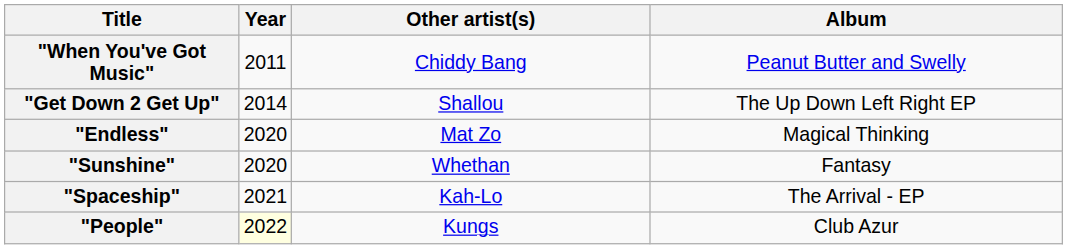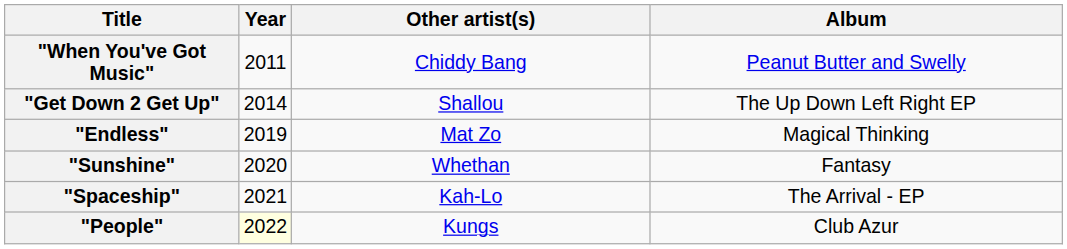(265, 134) 2020 -> (265, 134) 2019
